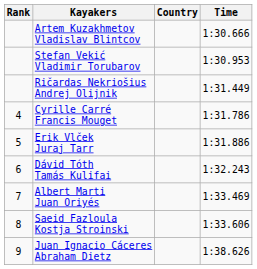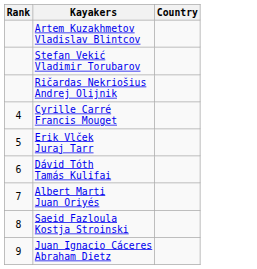- column: (226, 12)
